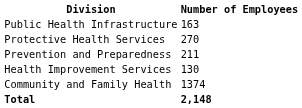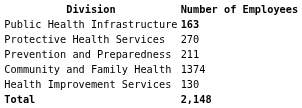(190, 24) normal -> (190, 24) bold
rows swapped: (88, 69) <-> (88, 84)
